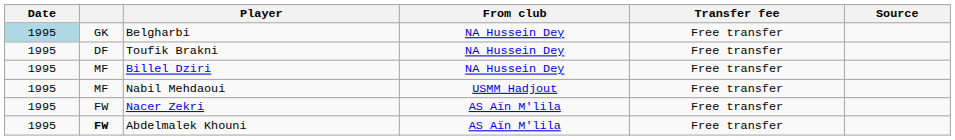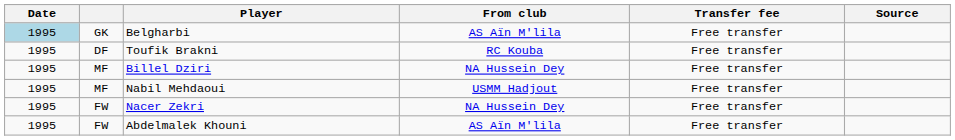(515, 33) NA Hussein Dey -> (515, 33) AS Aïn M'lila
(515, 51) NA Hussein Dey -> (515, 51) RC Kouba
(515, 107) AS Aïn M'lila -> (515, 107) NA Hussein Dey
(101, 126) bold -> (101, 126) normal
